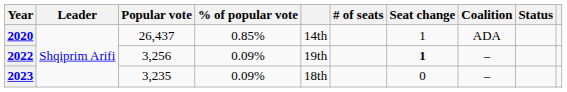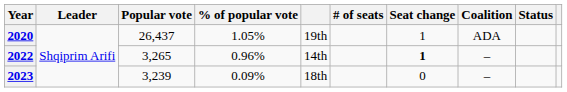(248, 35) 0.85% -> (248, 35) 1.05%
(316, 35) 14th -> (316, 35) 19th
(157, 55) 3,256 -> (157, 55) 3,265
(248, 55) 0.09% -> (248, 55) 0.96%
(316, 55) 19th -> (316, 55) 14th
(157, 76) 3,235 -> (157, 76) 3,239
